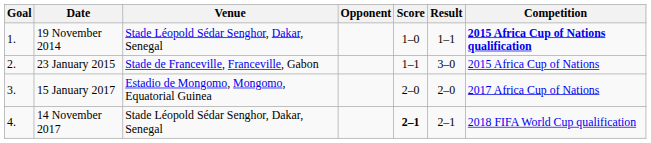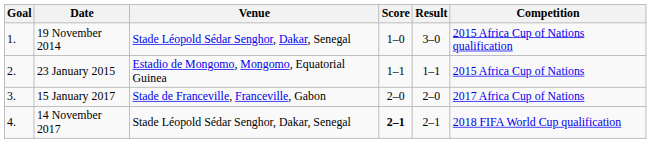- column: (366, 13)
(446, 39) 1–1 -> (431, 39) 3–0
(537, 39) bold -> (519, 39) normal
(222, 64) Stade de Franceville, Franceville, Gabon -> (239, 71) Estadio de Mongomo, Mongomo, Equatorial Guinea
(446, 64) 3–0 -> (431, 71) 1–1
(205, 90) Estadio de Mongomo, Mongomo, Equatorial Guinea -> (229, 96) Stade de Franceville, Franceville, Gabon
